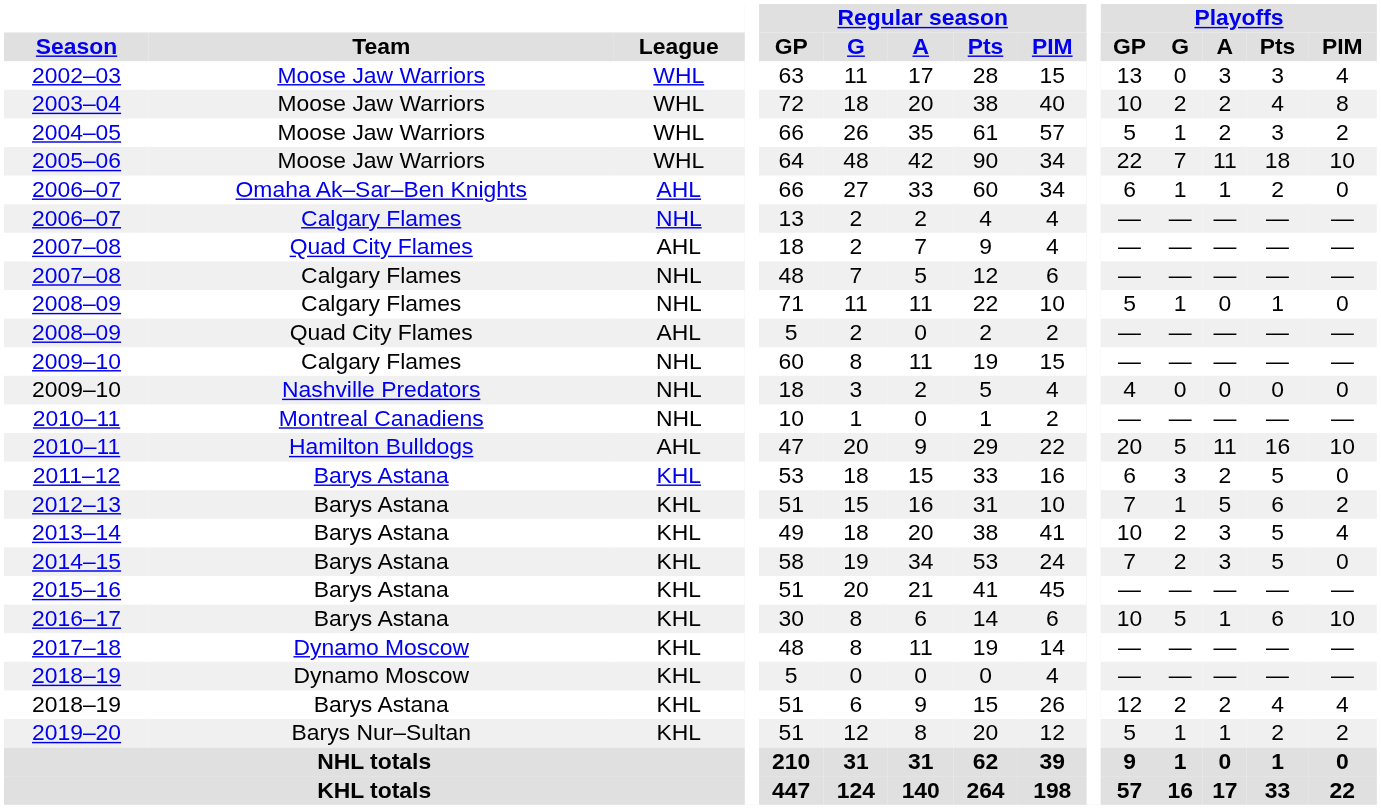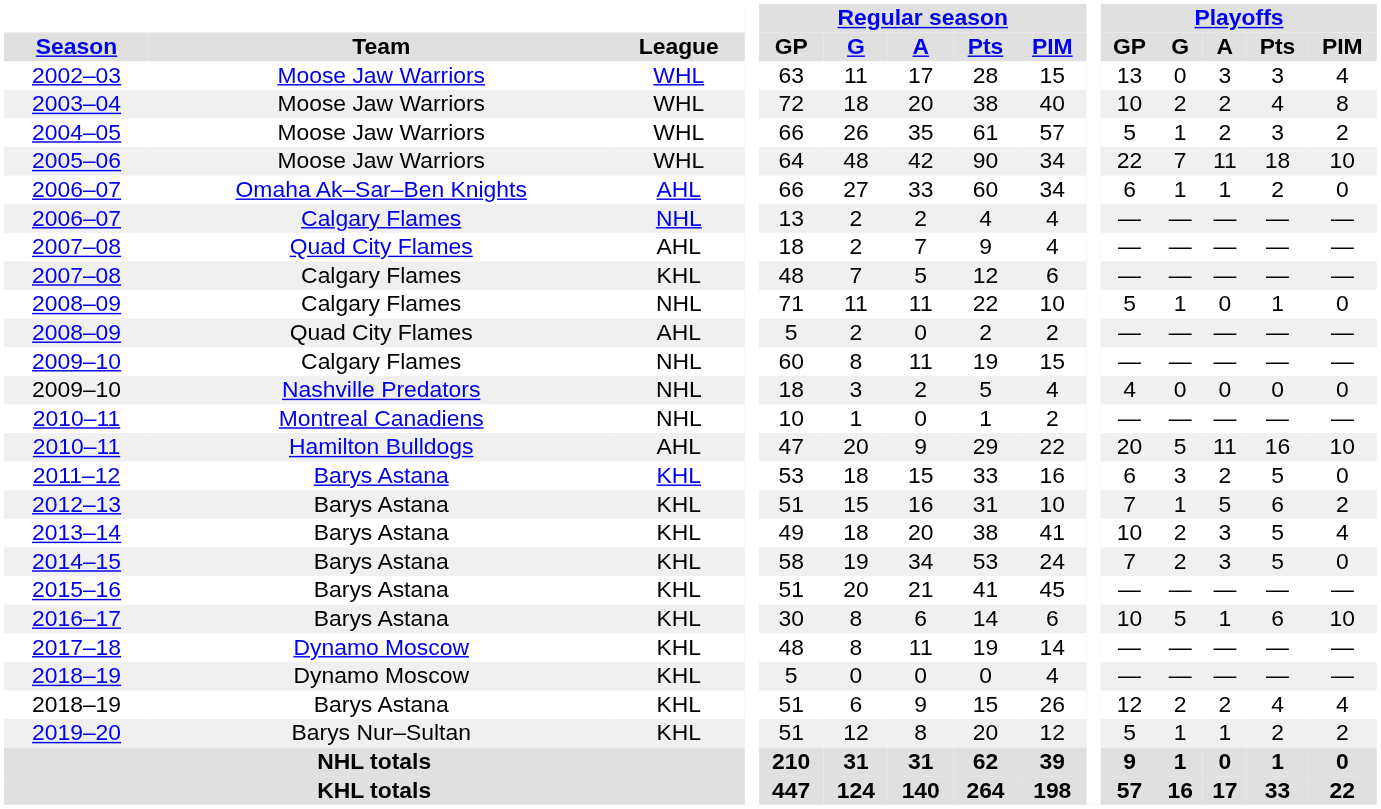(679, 275) NHL -> (679, 275) KHL
